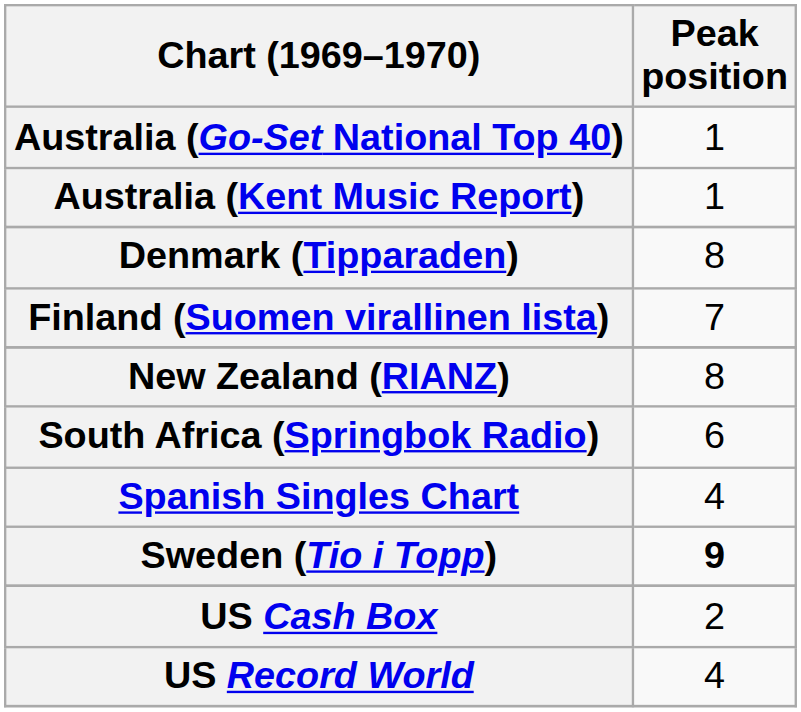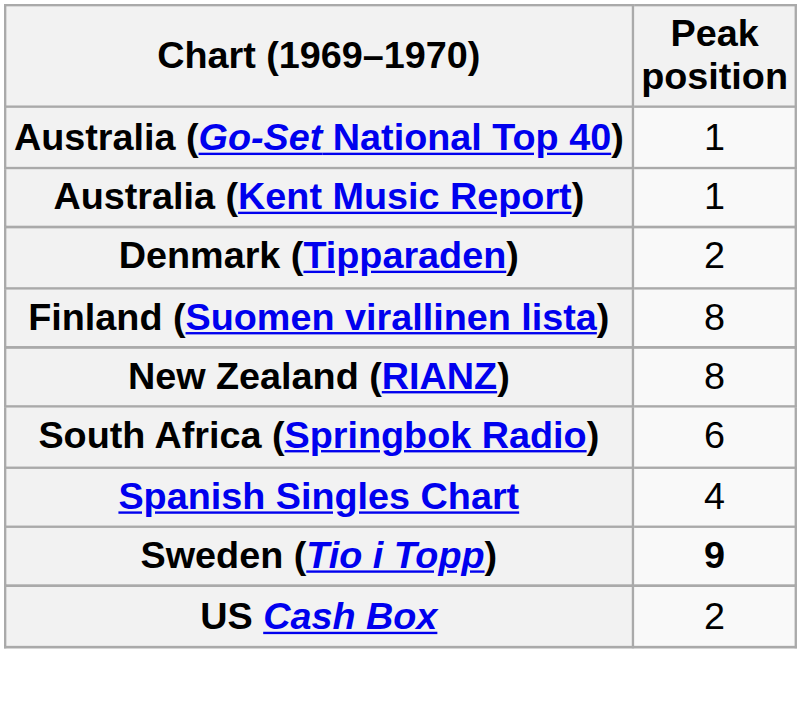(715, 256) 8 -> (715, 256) 2
(715, 316) 7 -> (715, 316) 8
- row: (319, 675)
